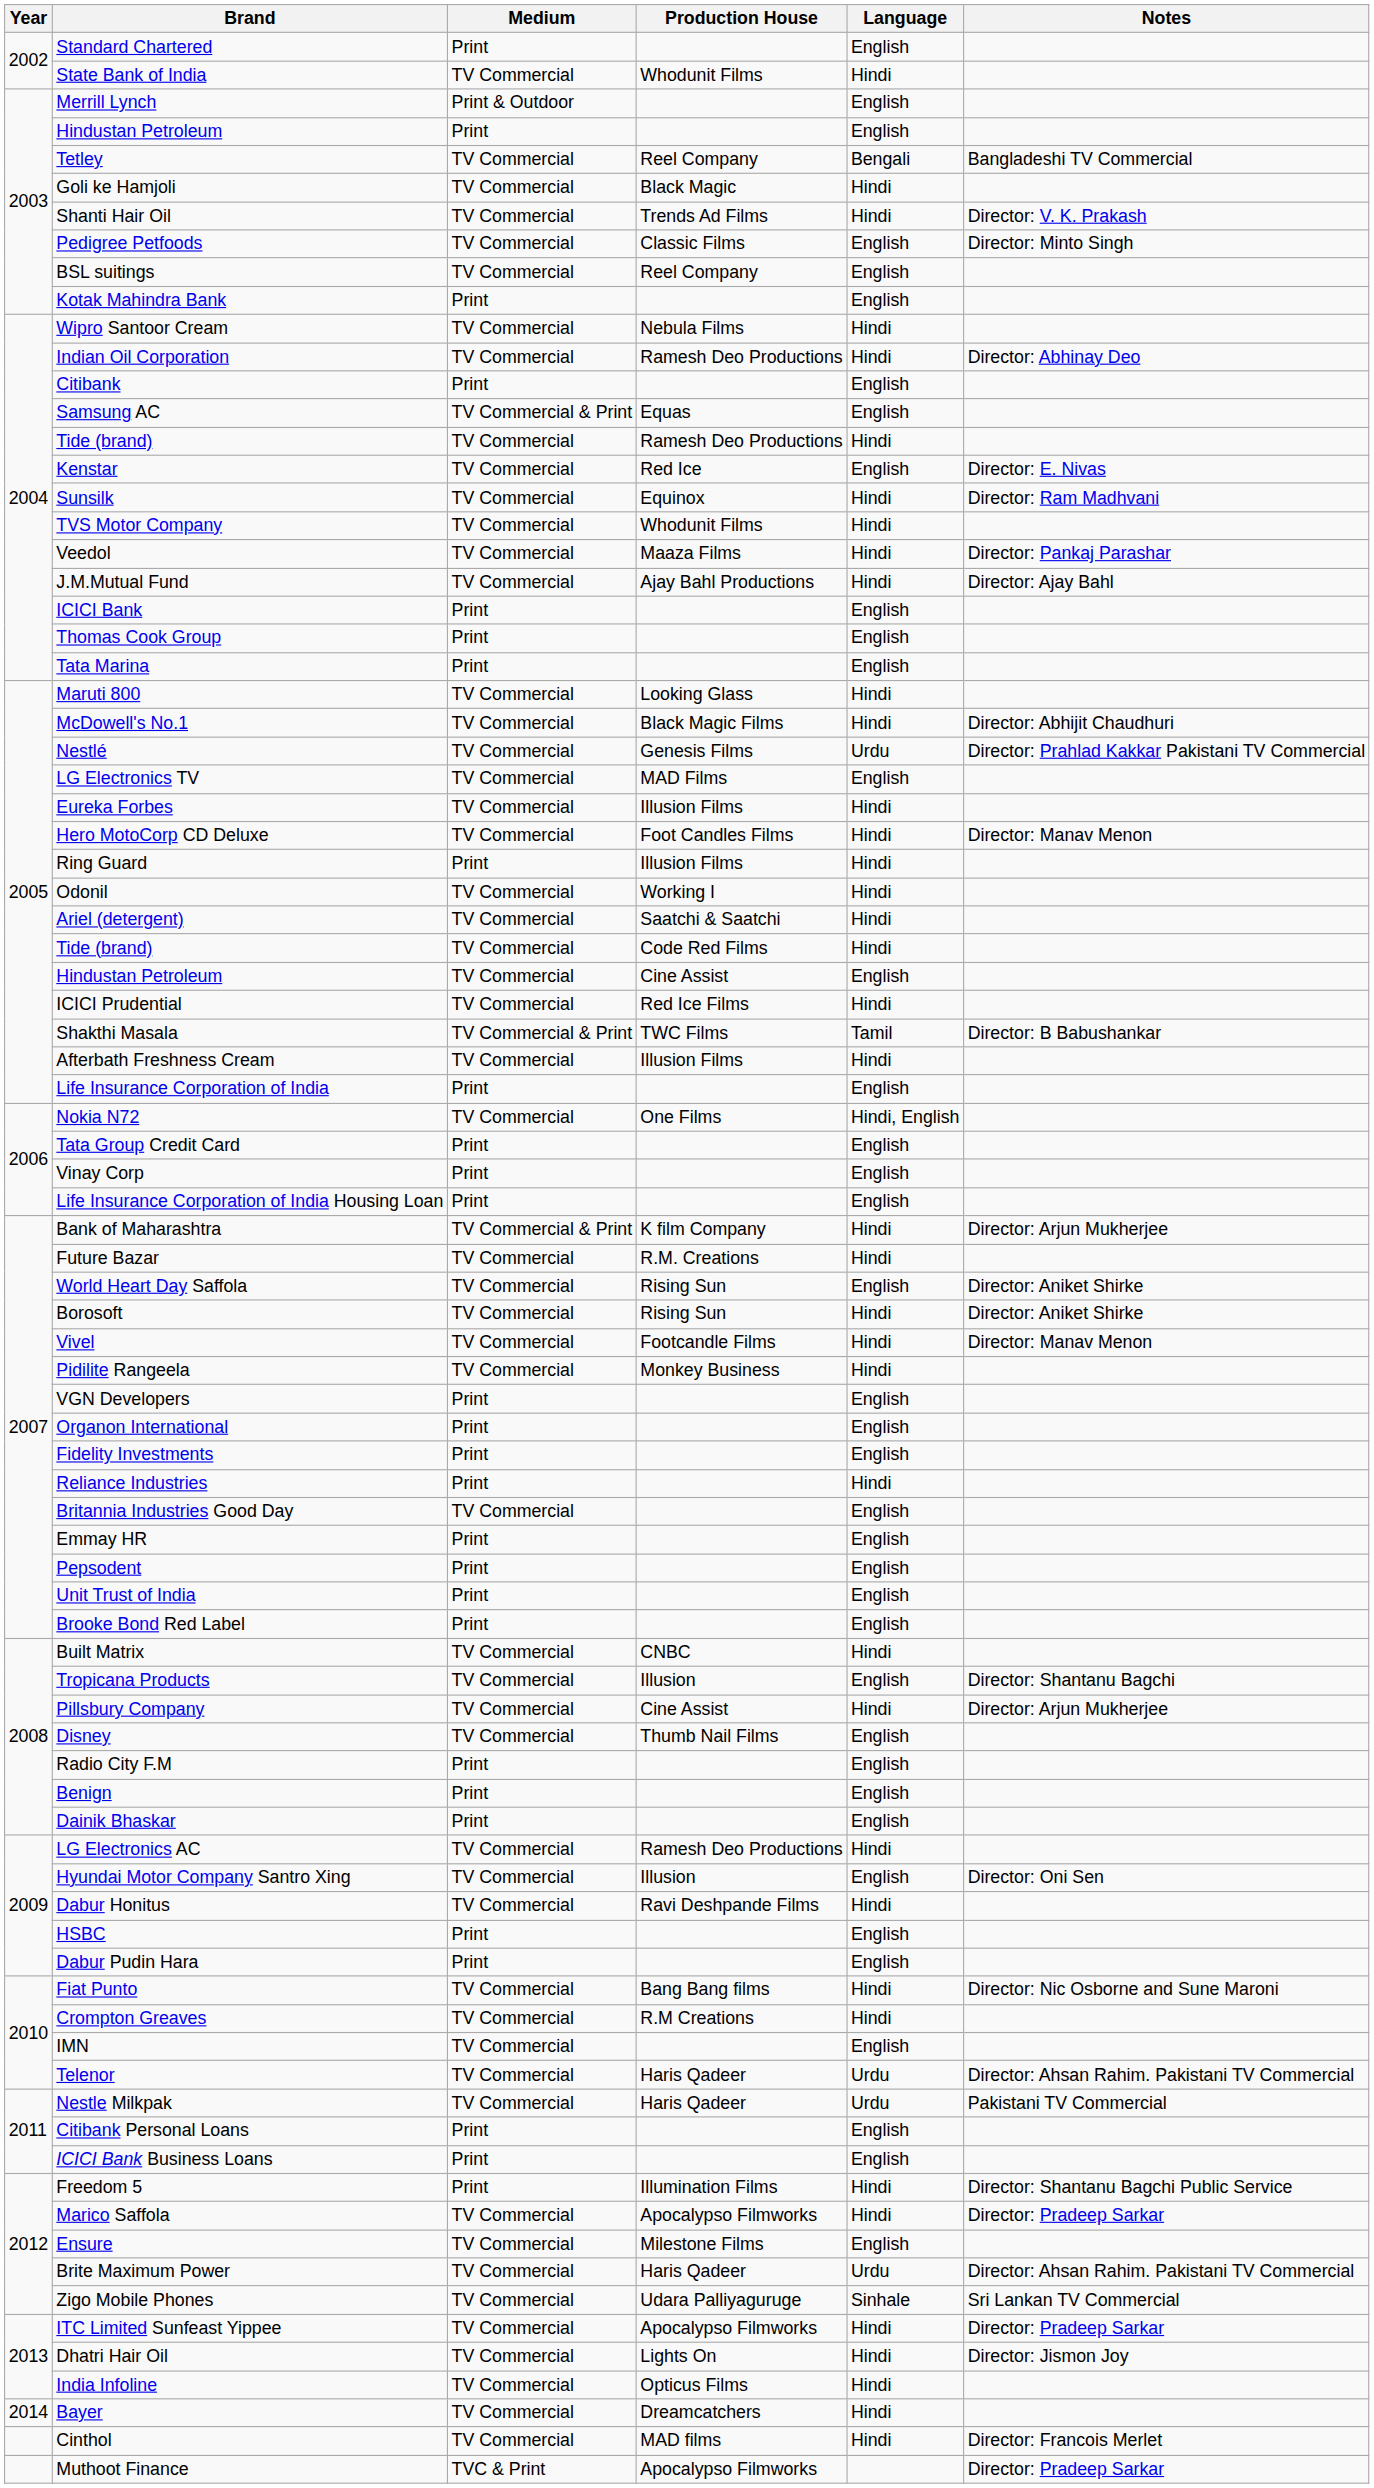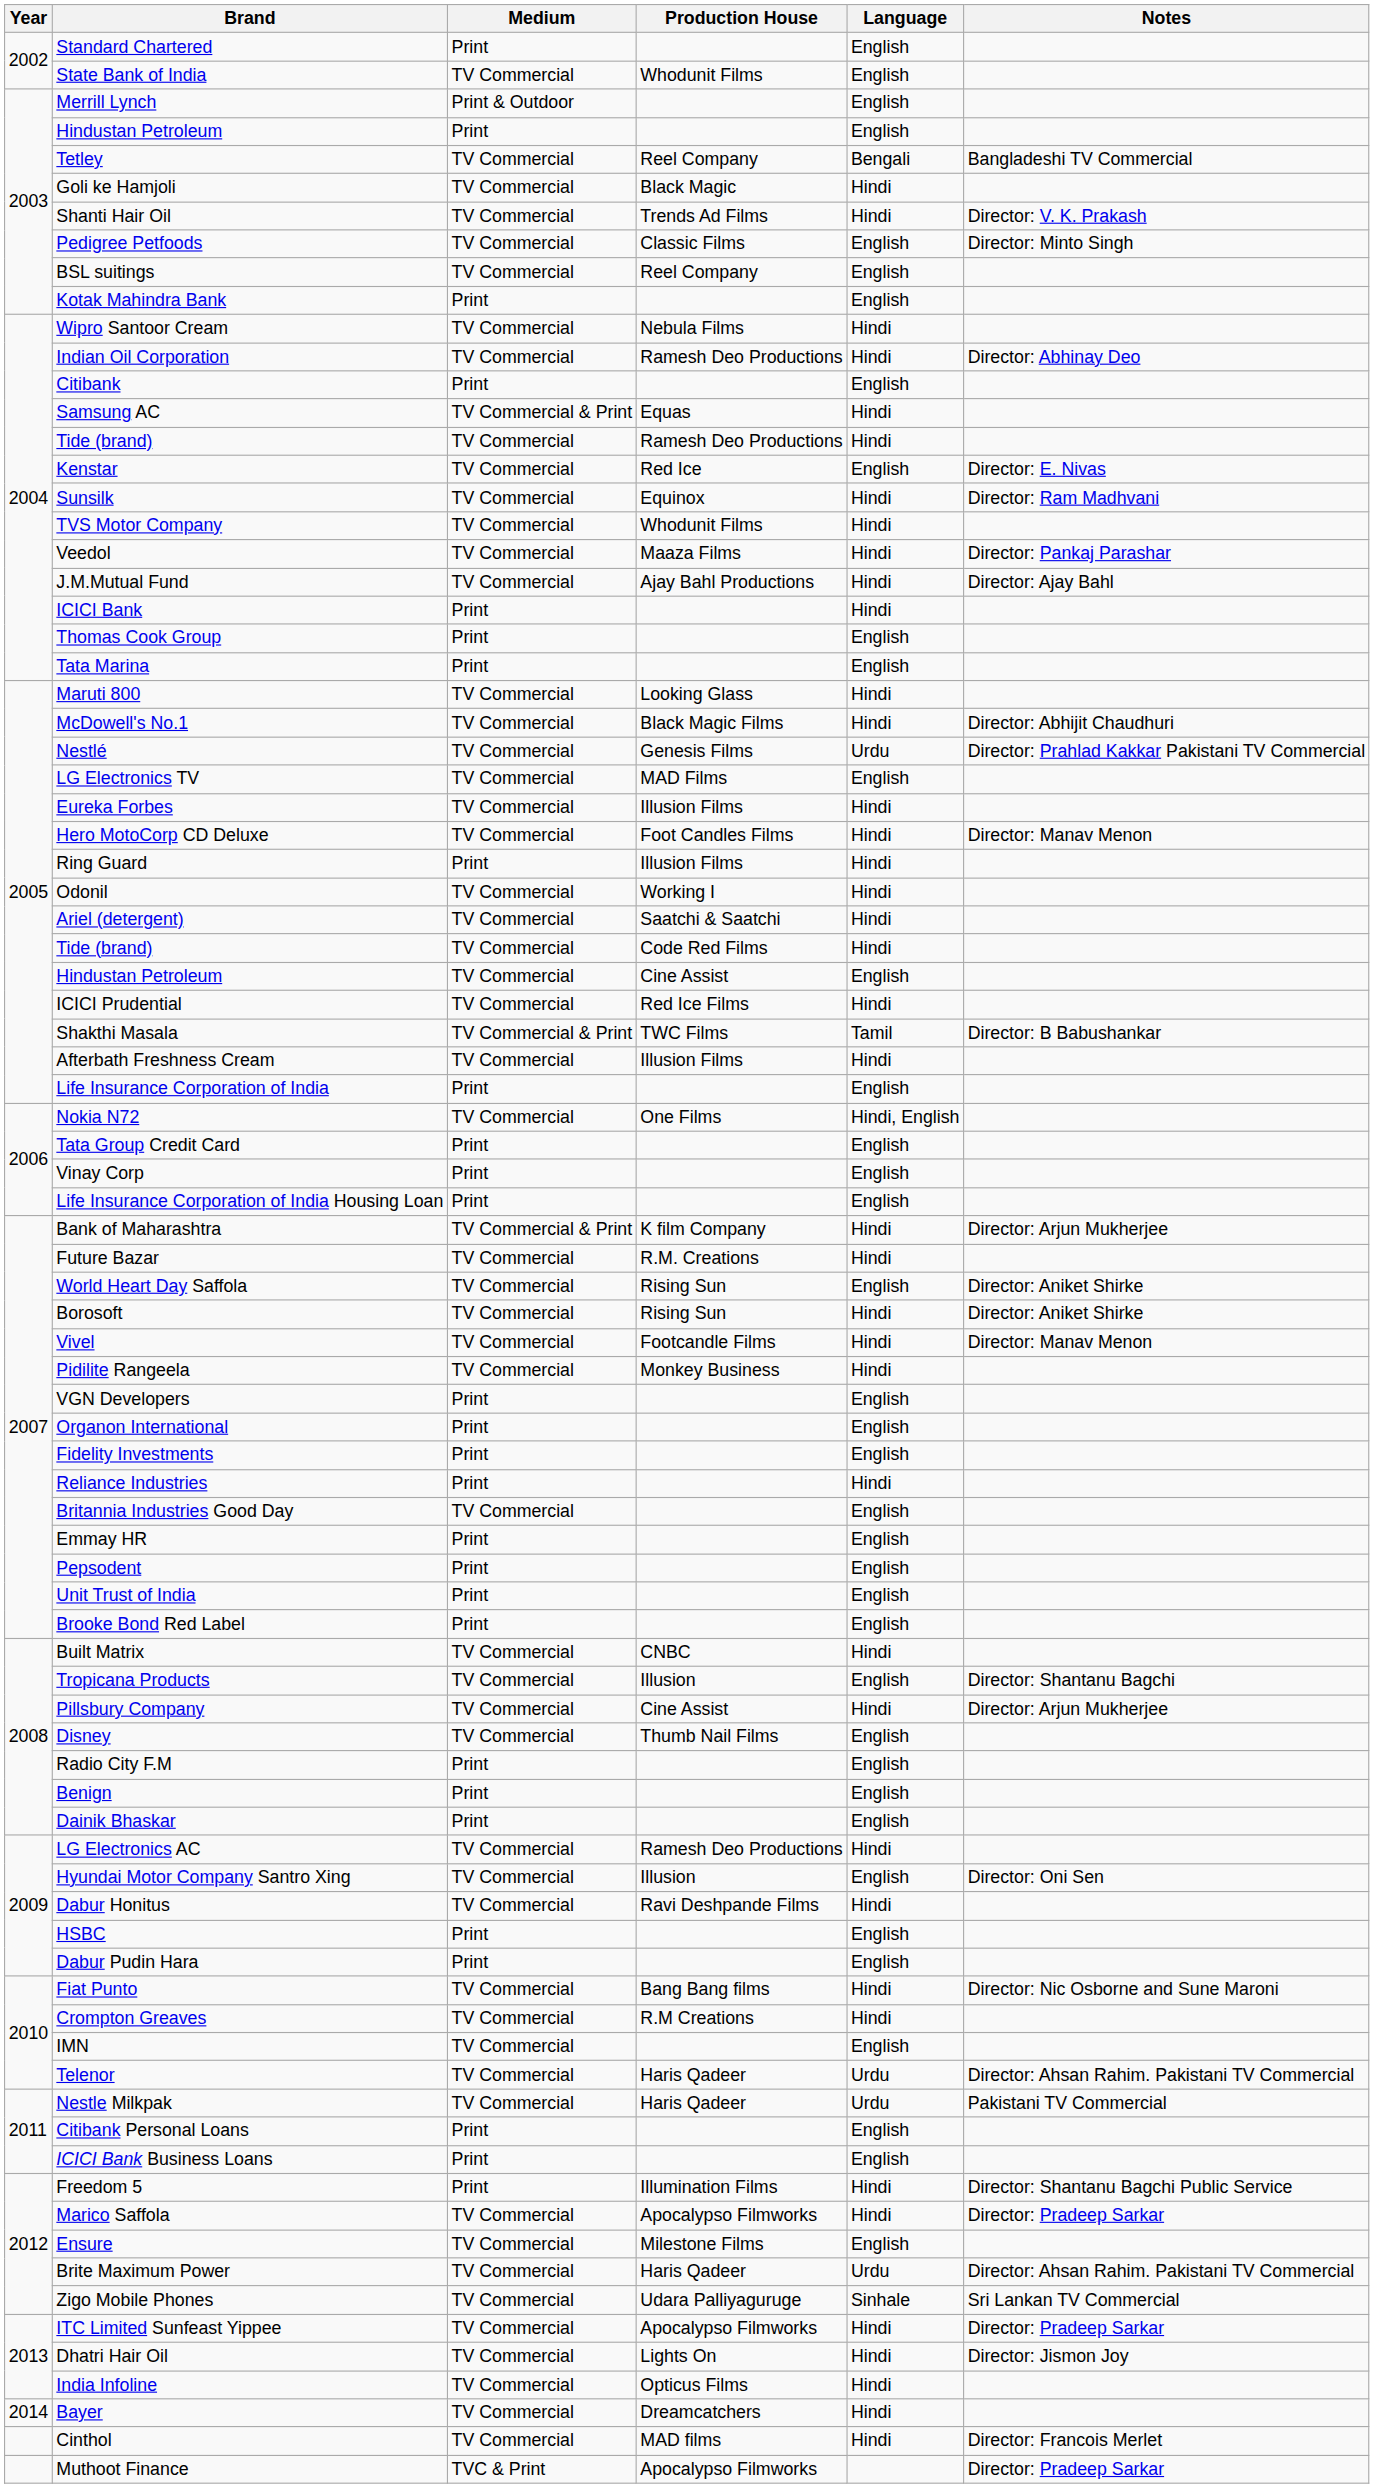(871, 74) Hindi -> (880, 74) English
(880, 412) English -> (871, 412) Hindi
(880, 610) English -> (871, 610) Hindi
